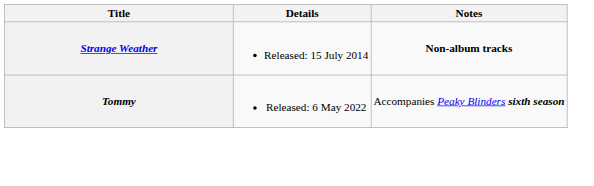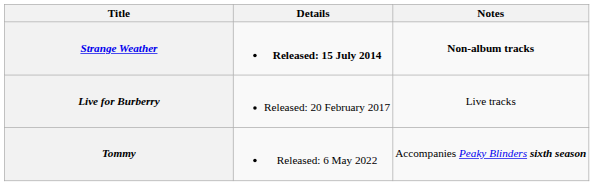(302, 55) normal -> (313, 55) bold
+ row: (119, 101)
